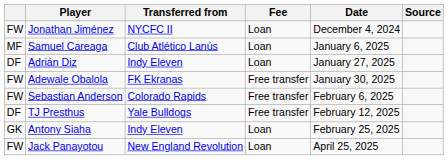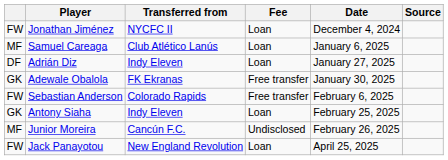(15, 79) FW -> (14, 79) GK
- row: (56, 113)
+ row: (62, 130)
